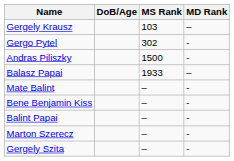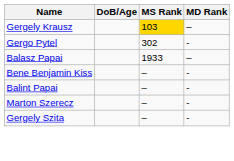(149, 27) no background -> (149, 27) gold background
- row: (39, 58)
- row: (30, 88)
